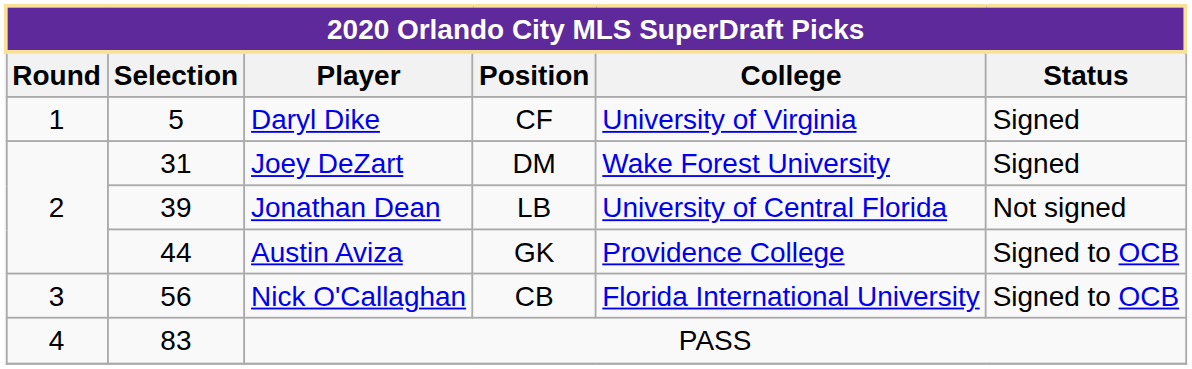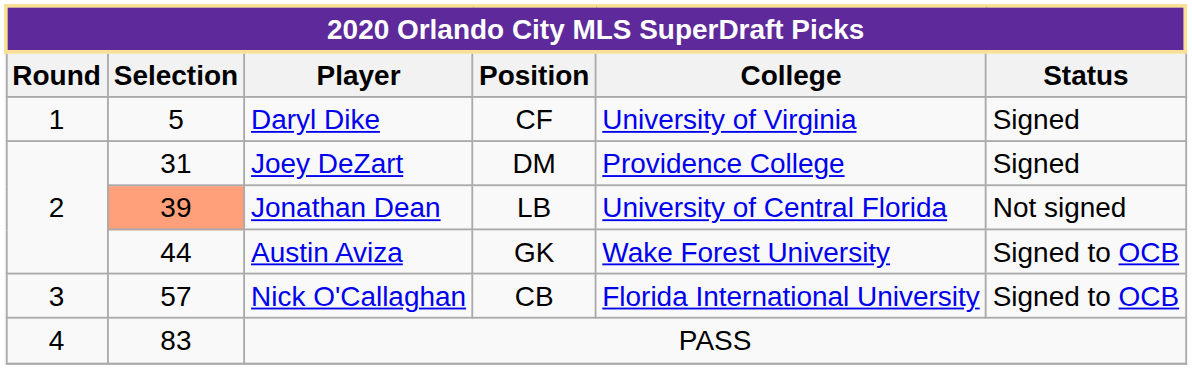(746, 164) Wake Forest University -> (723, 164) Providence College
(176, 208) no background -> (176, 208) lightsalmon background
(723, 252) Providence College -> (746, 252) Wake Forest University
(176, 297) 56 -> (176, 297) 57
